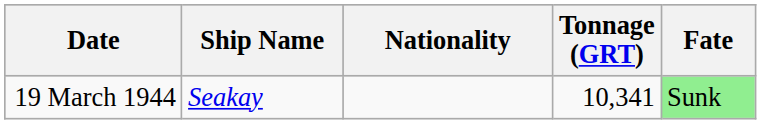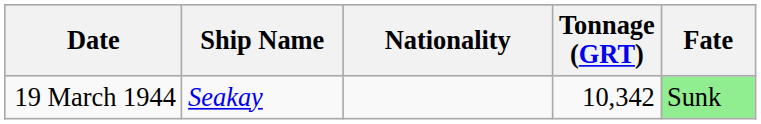(618, 97) 10,341 -> (618, 97) 10,342
